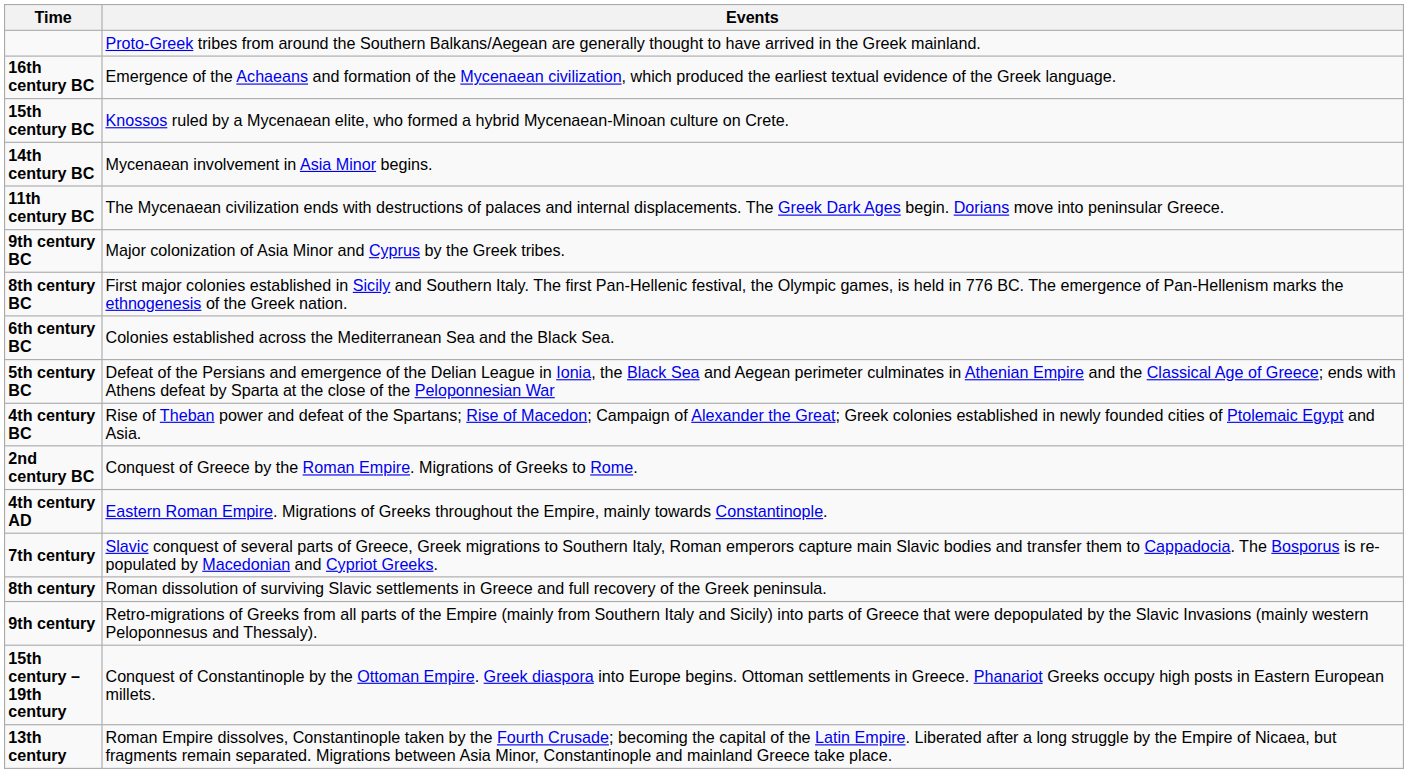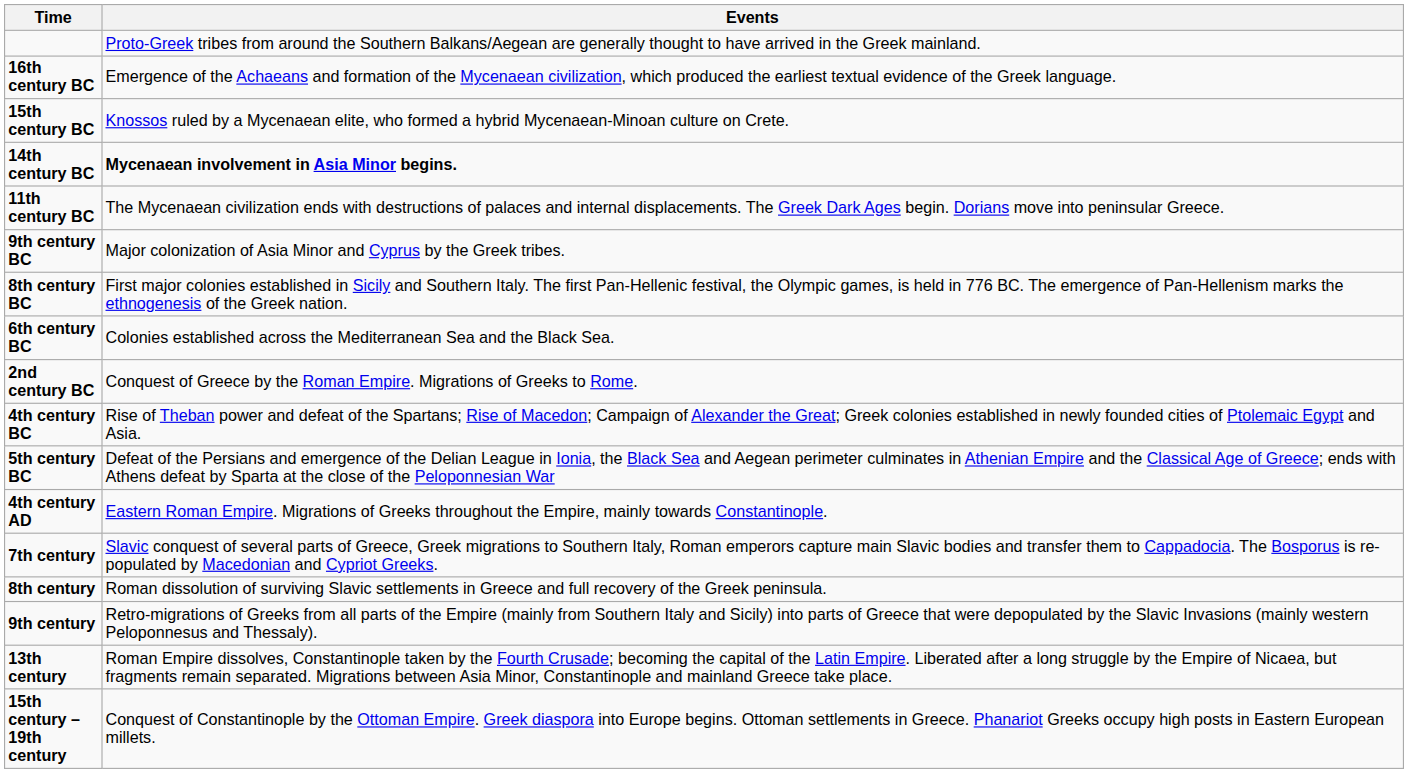(269, 164) normal -> (281, 164) bold
rows swapped: (52, 381) <-> (51, 468)
rows swapped: (37, 747) <-> (44, 685)
